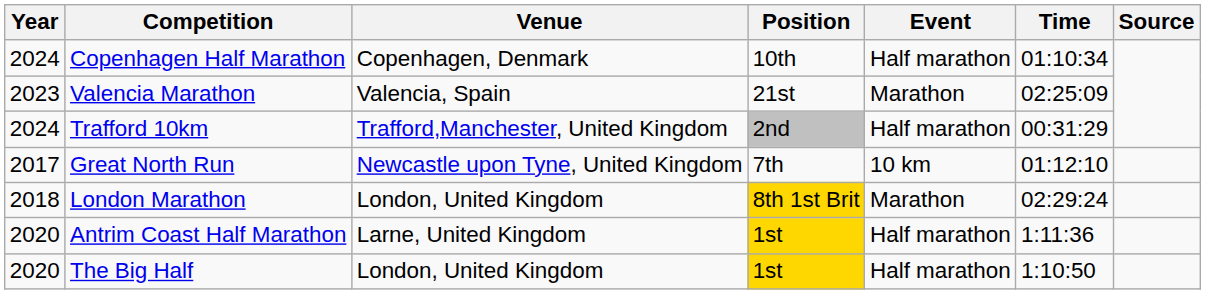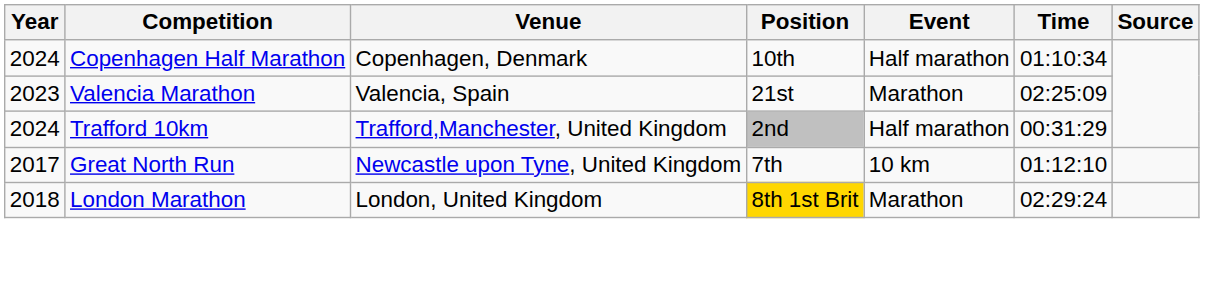- row: (208, 235)
- row: (132, 270)
